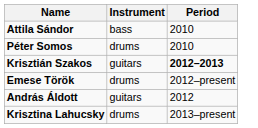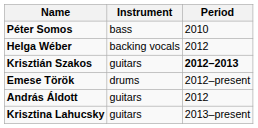- row: (40, 30)
(124, 47) drums -> (121, 30) bass
+ row: (39, 47)
(124, 115) drums -> (126, 115) guitars
